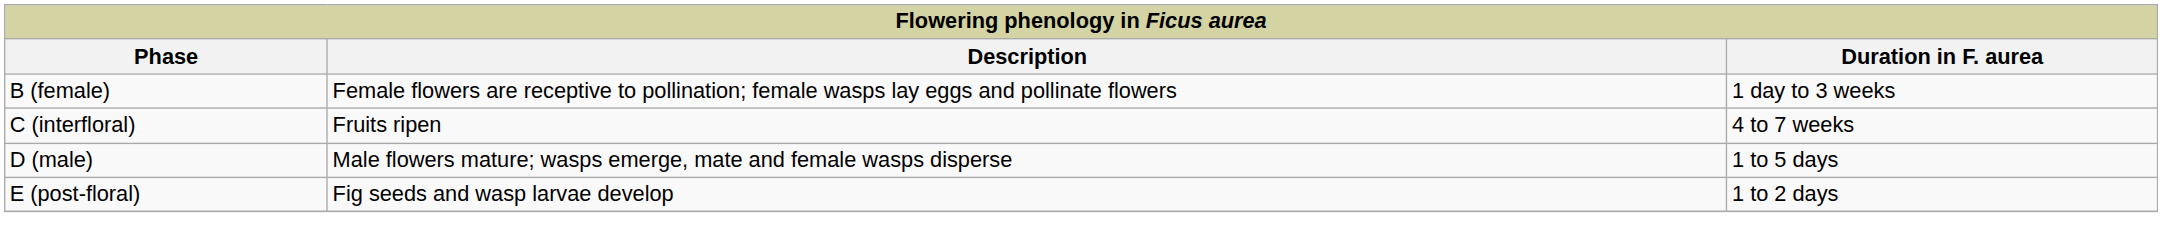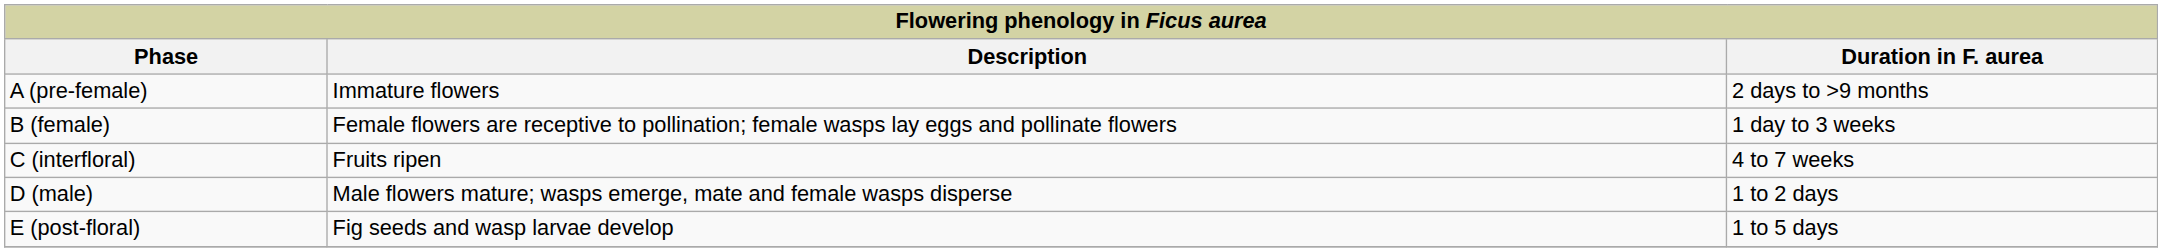+ row: (79, 90)
(1785, 159) 1 to 5 days -> (1785, 194) 1 to 2 days
(1785, 194) 1 to 2 days -> (1785, 228) 1 to 5 days
